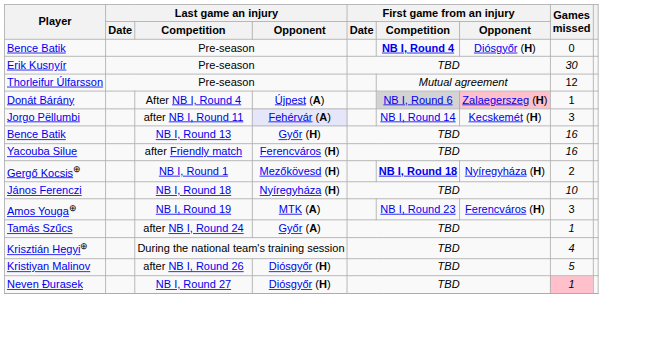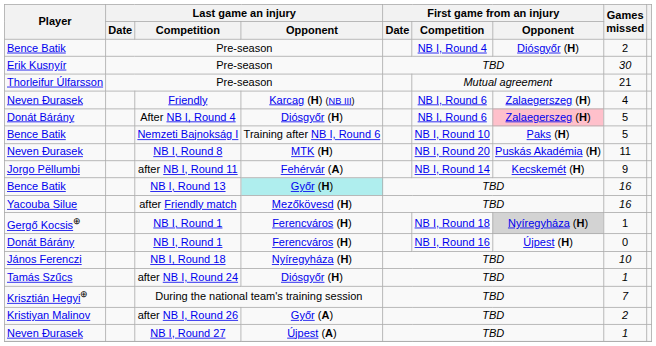(418, 47) bold -> (452, 47) normal
(572, 47) 0 -> (625, 47) 2
(572, 82) 12 -> (625, 82) 21
+ row: (45, 100)
(300, 100) Újpest (A) -> (312, 117) Diósgyőr (H)
(418, 100) lightgrey background -> (452, 117) no background
(572, 100) 1 -> (625, 117) 5
+ row: (36, 134)
+ row: (45, 152)
(300, 117) lavender background -> (312, 169) no background
(572, 117) 3 -> (625, 169) 9
(300, 134) no background -> (312, 186) paleturquoise background
(300, 152) Ferencváros (H) -> (312, 204) Mezőkövesd (H)
(300, 171) Mezőkövesd (H) -> (312, 223) Ferencváros (H)
(418, 171) bold -> (452, 223) normal
(505, 171) no background -> (548, 223) lightgrey background
(572, 171) 2 -> (625, 223) 1
+ row: (41, 242)
- row: (42, 210)
(300, 228) Győr (A) -> (312, 277) Diósgyőr (H)
(572, 248) 4 -> (625, 296) 7
(300, 267) Diósgyőr (H) -> (312, 315) Győr (A)
(572, 267) 5 -> (625, 315) 2
(300, 284) Diósgyőr (H) -> (312, 333) Újpest (A)
(572, 284) pink background -> (625, 333) no background
